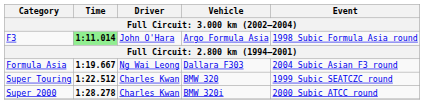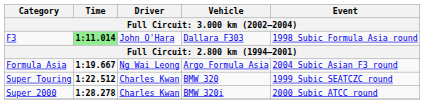(226, 38) Argo Formula Asia -> (214, 38) Dallara F303
(214, 65) Dallara F303 -> (226, 65) Argo Formula Asia
